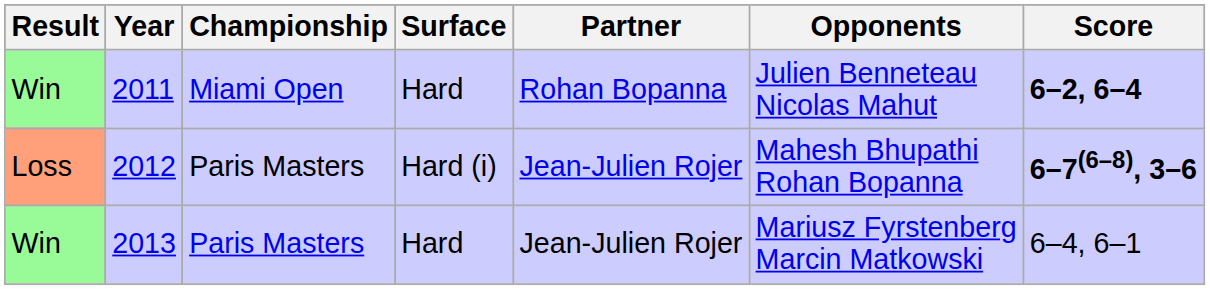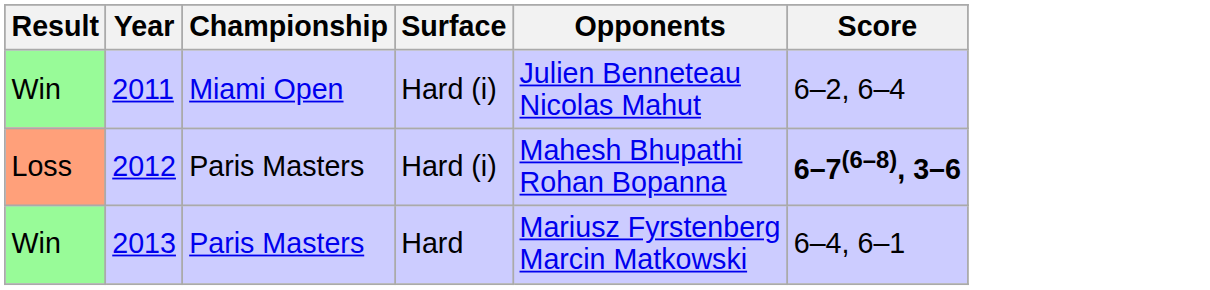- column: (631, 27)
(432, 88) Hard -> (449, 88) Hard (i)
(1086, 88) bold -> (849, 88) normal
